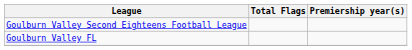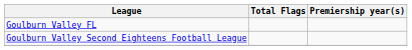rows swapped: (127, 25) <-> (51, 38)
